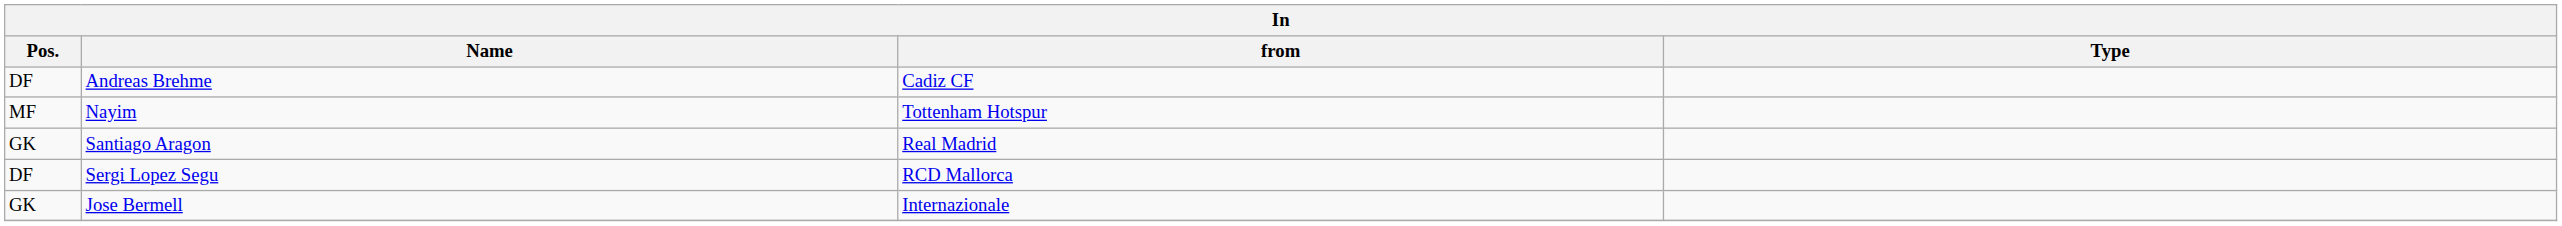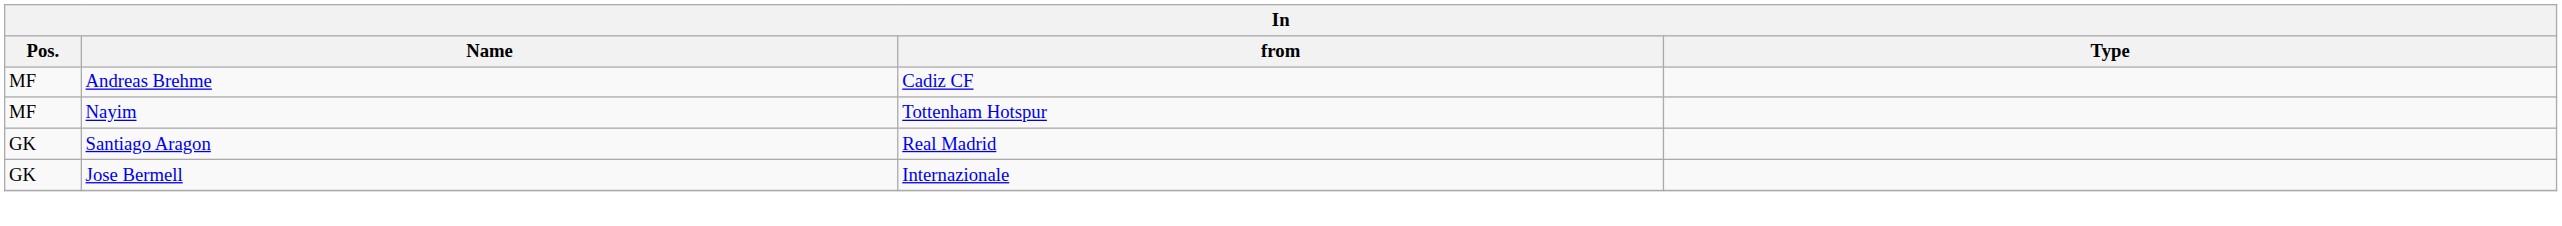(21, 82) DF -> (23, 82) MF
- row: (152, 174)
